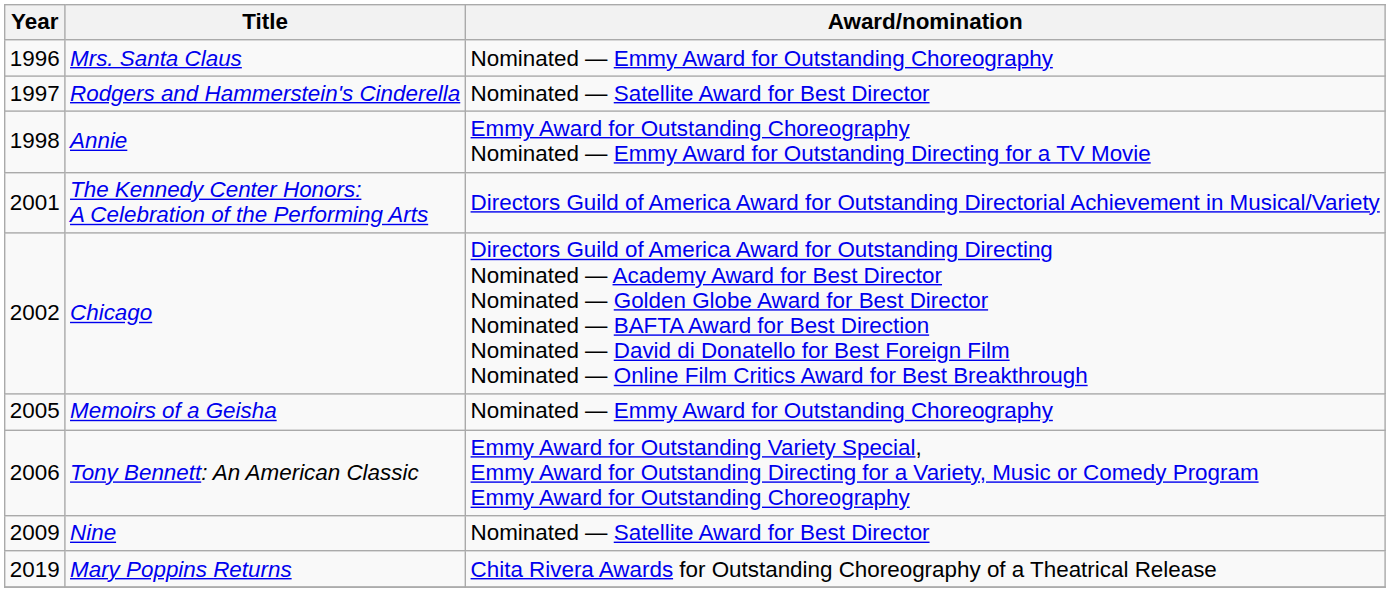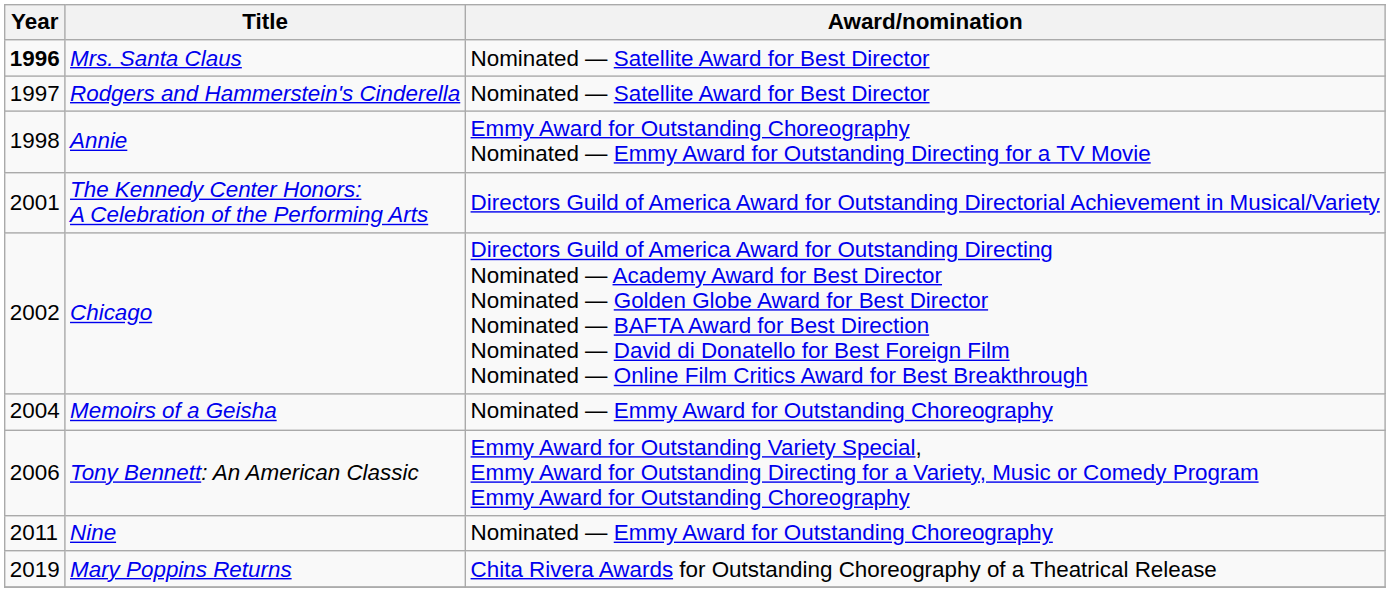(35, 57) normal -> (35, 57) bold
(762, 57) Nominated — Emmy Award for Outstanding Choreography -> (700, 57) Nominated — Satellite Award for Best Director
(35, 411) 2005 -> (35, 411) 2004
(35, 533) 2009 -> (34, 533) 2011
(700, 533) Nominated — Satellite Award for Best Director -> (762, 533) Nominated — Emmy Award for Outstanding Choreography
